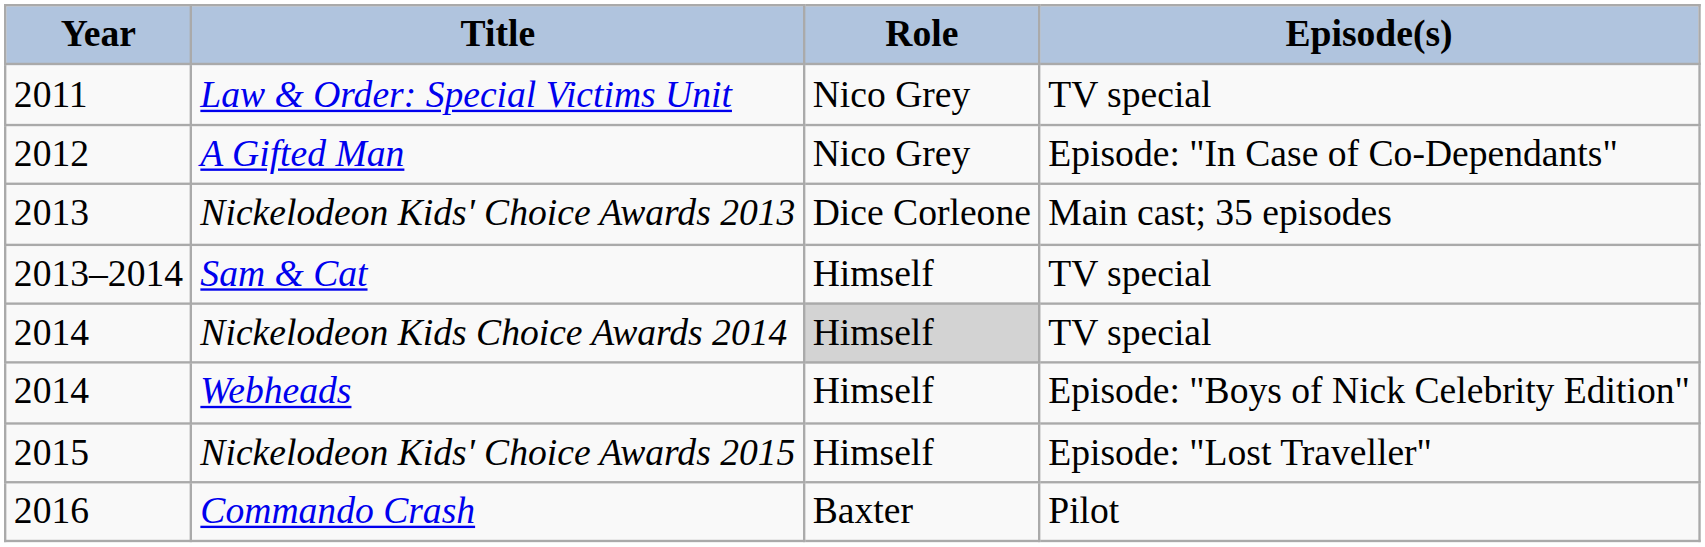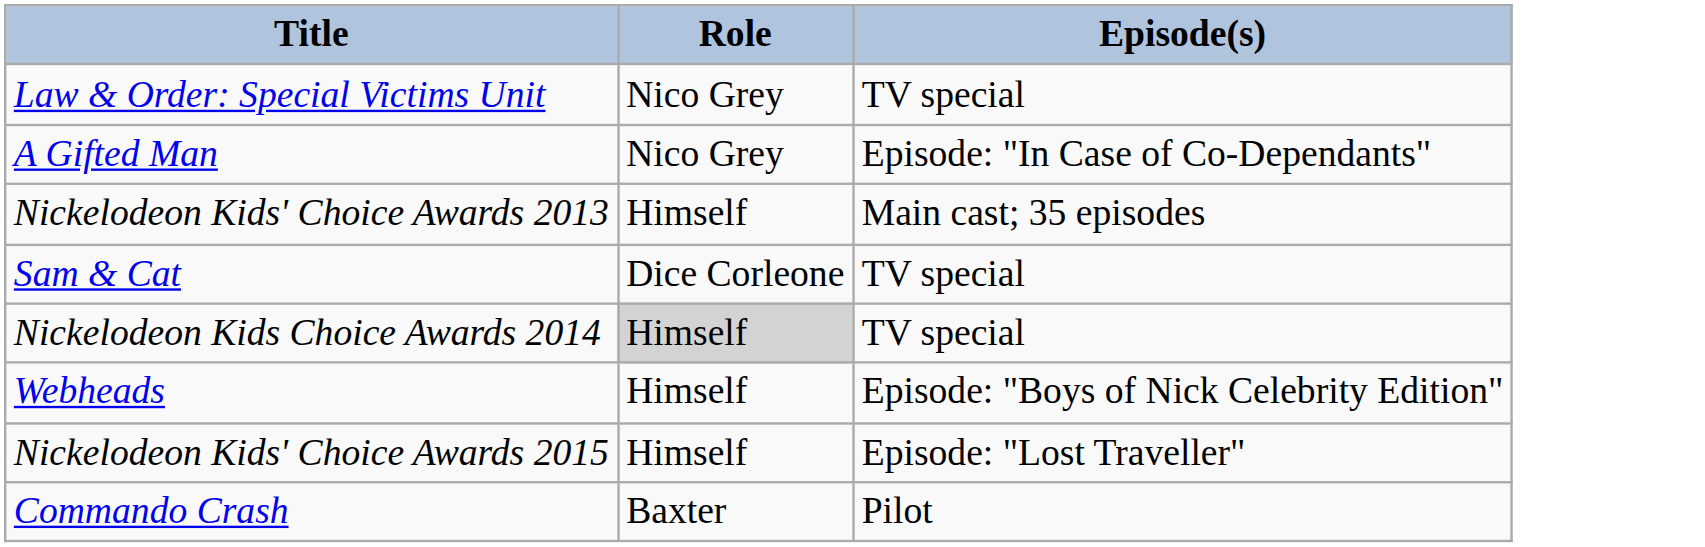- column: (98, 34)
(922, 213) Dice Corleone -> (687, 213) Himself
(873, 272) Himself -> (735, 272) Dice Corleone
